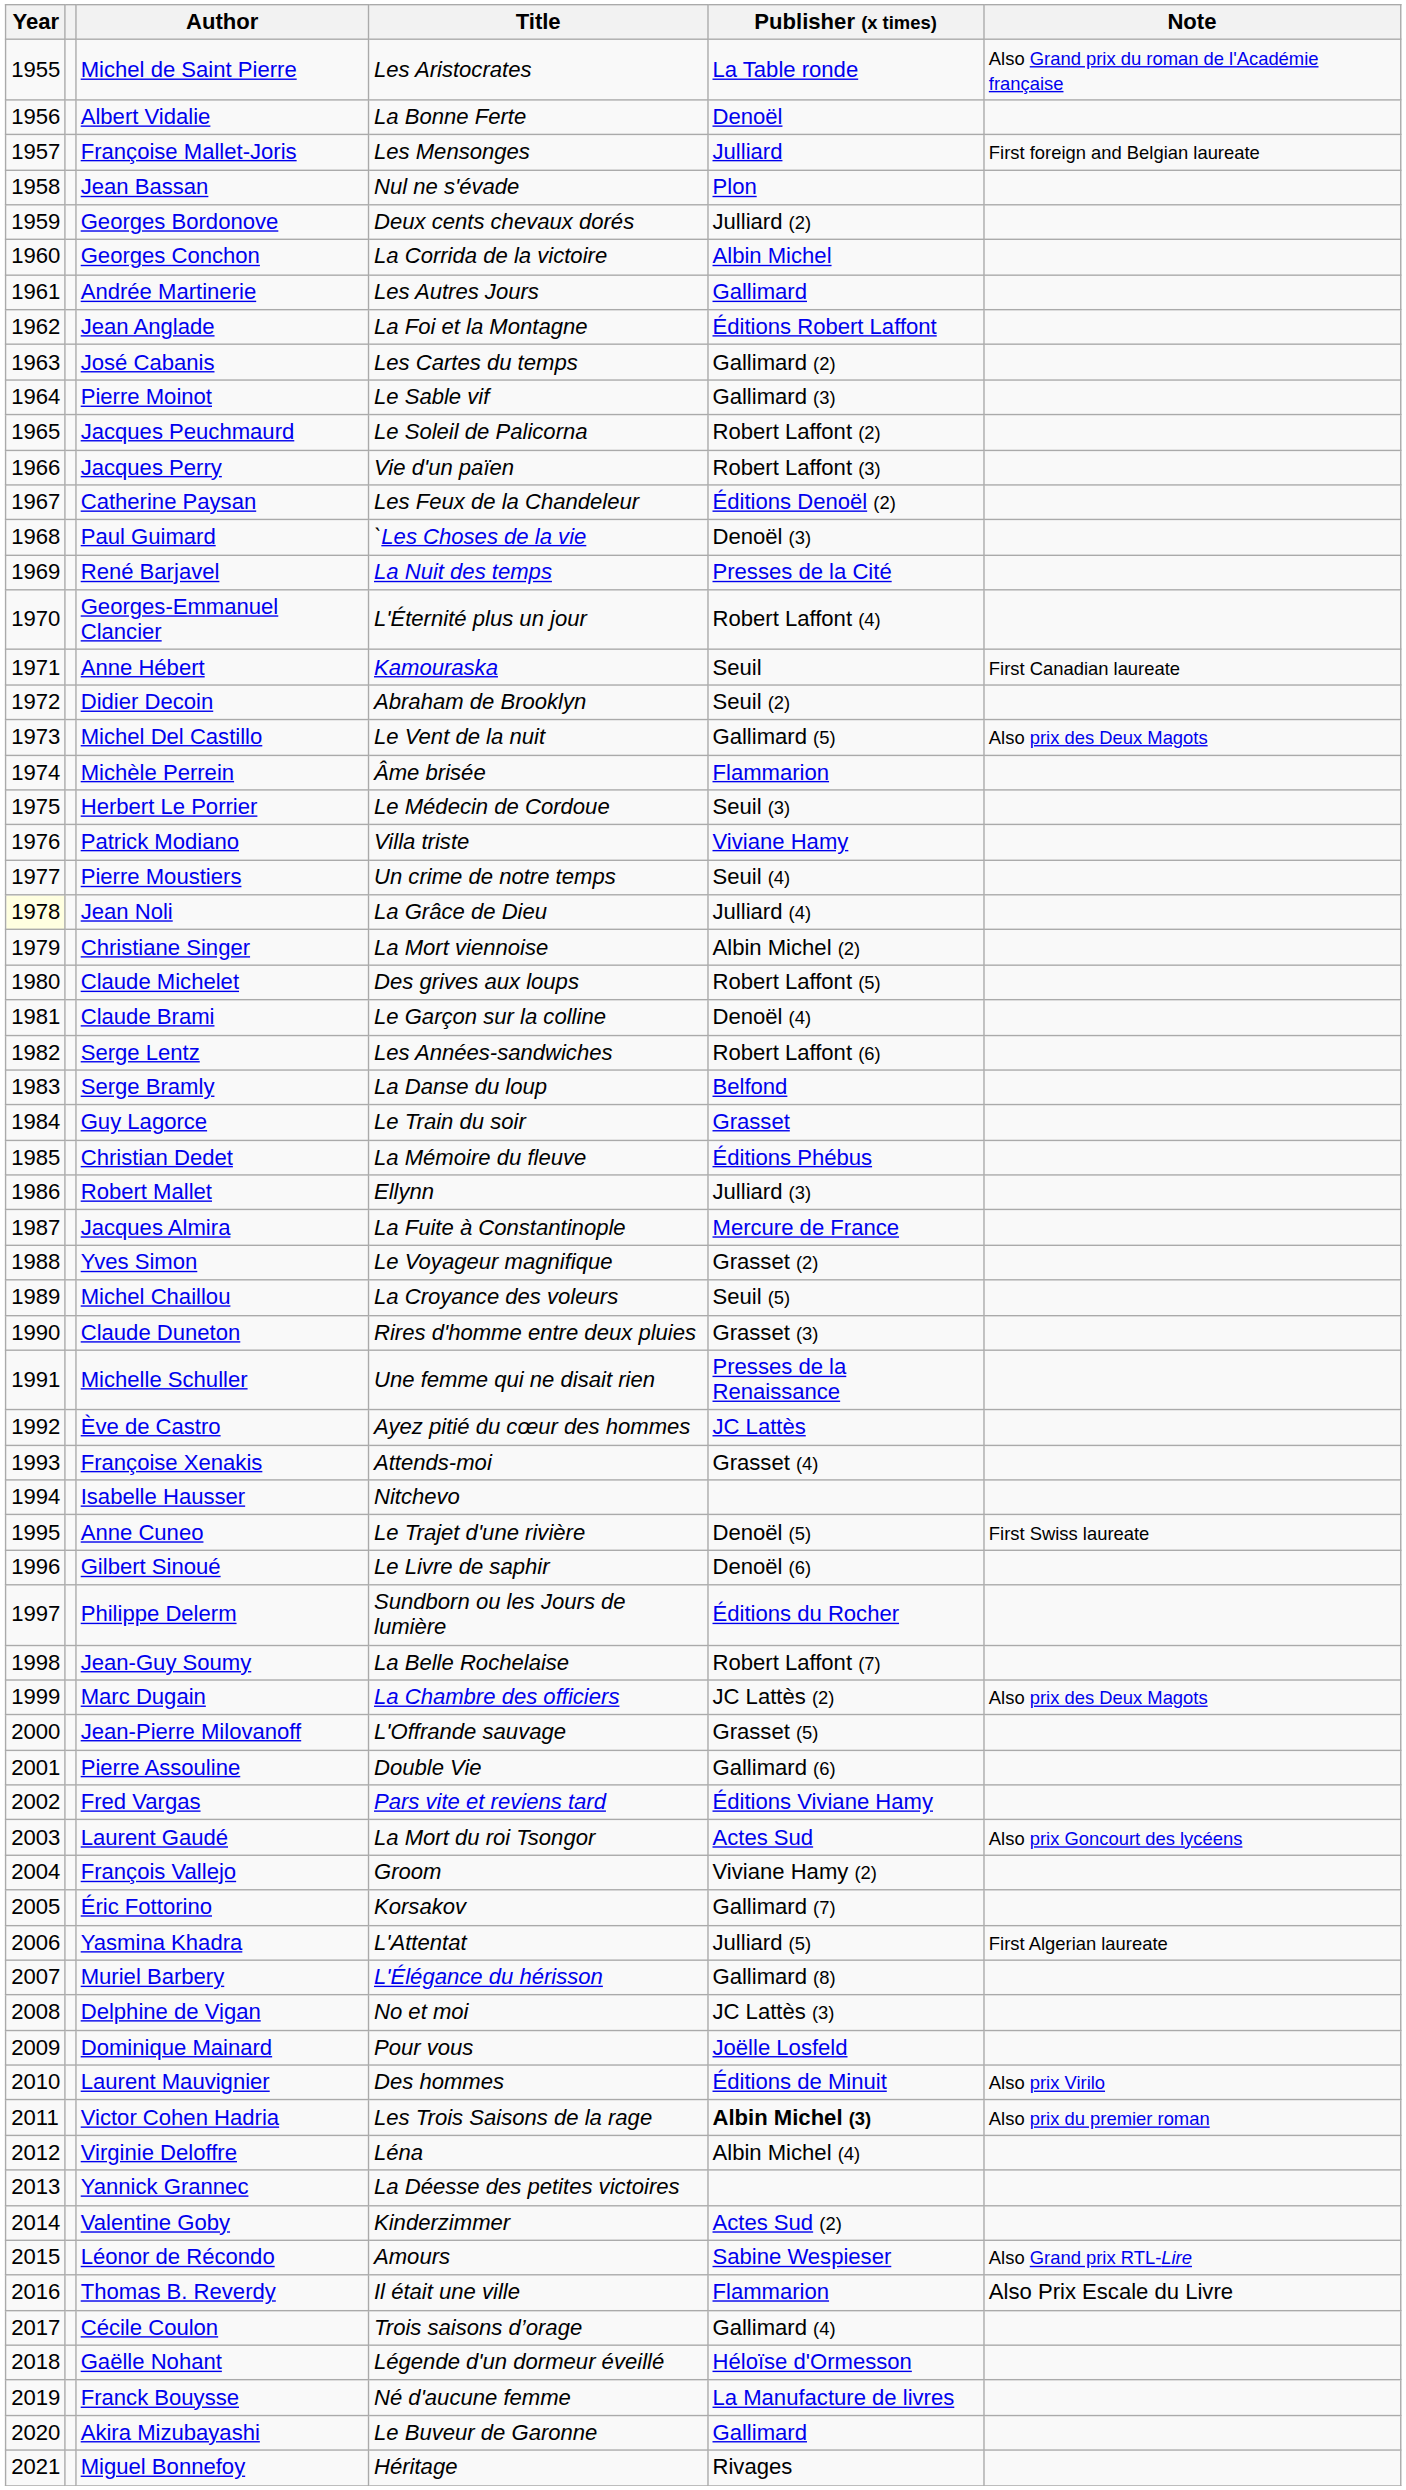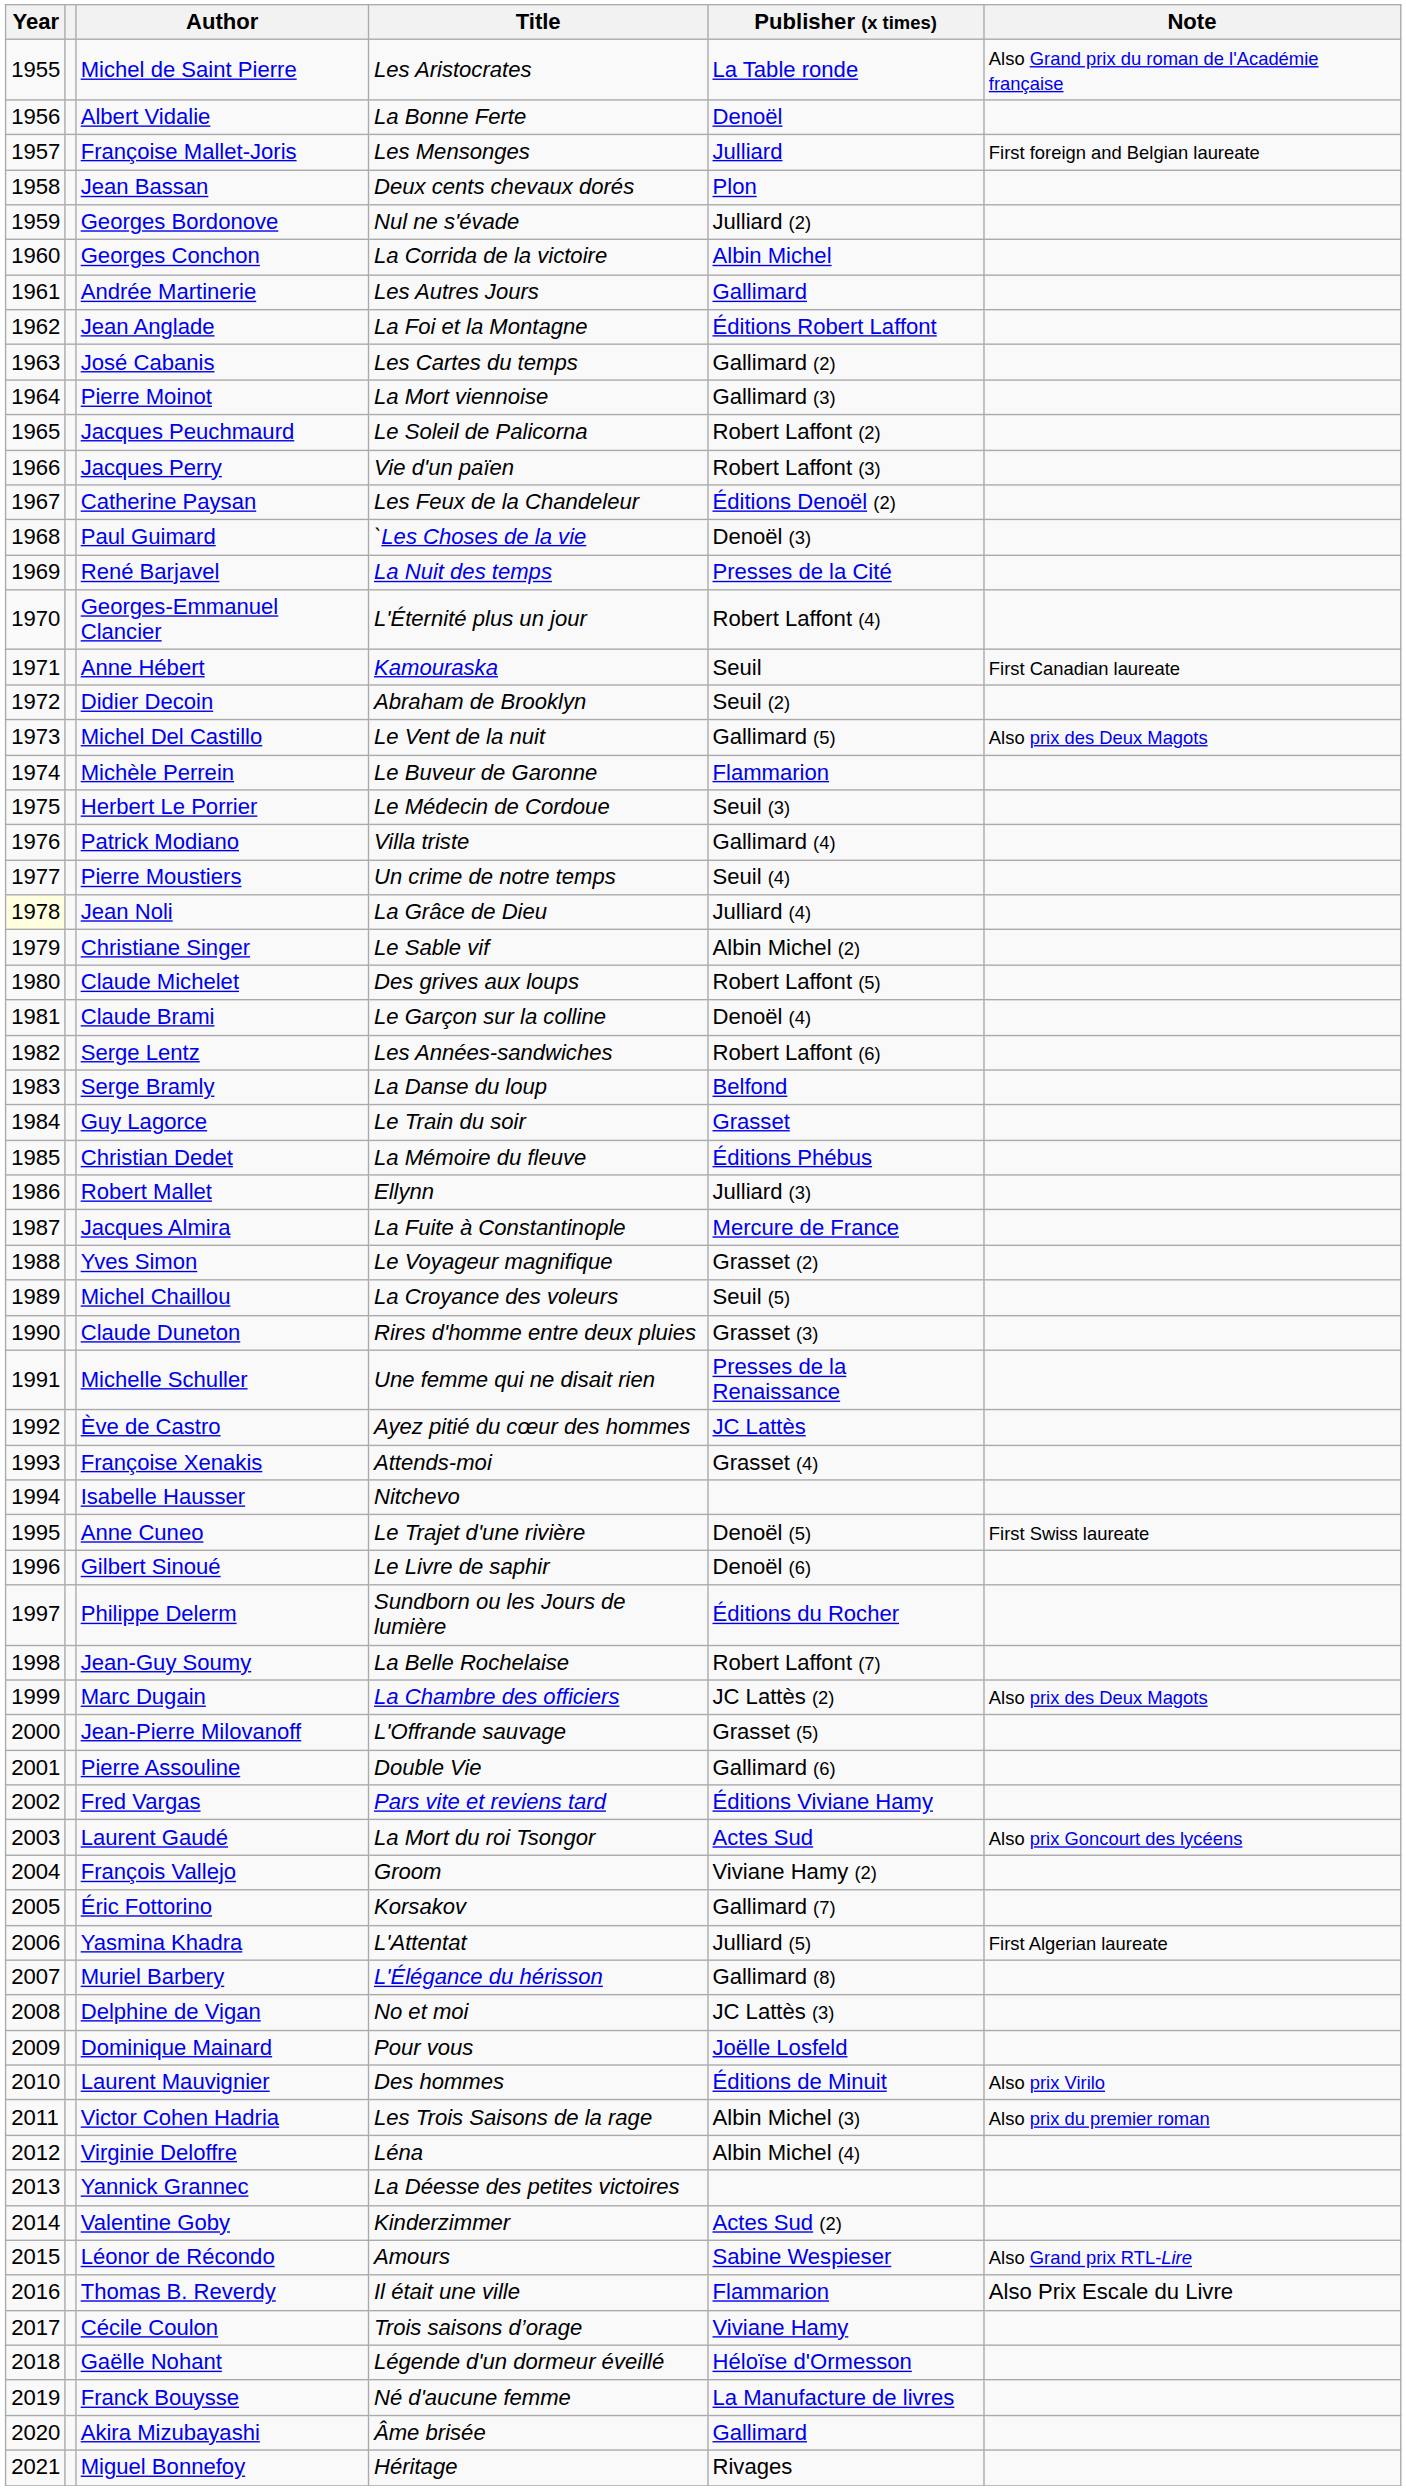(447, 186) Nul ne s'évade -> (504, 186) Deux cents chevaux dorés
(504, 221) Deux cents chevaux dorés -> (447, 221) Nul ne s'évade
(432, 397) Le Sable vif -> (461, 397) La Mort viennoise
(430, 772) Âme brisée -> (486, 772) Le Buveur de Garonne
(780, 842) Viviane Hamy -> (774, 842) Gallimard (4)
(461, 947) La Mort viennoise -> (432, 947) Le Sable vif
(792, 2117) bold -> (786, 2117) normal
(774, 2327) Gallimard (4) -> (780, 2327) Viviane Hamy
(486, 2432) Le Buveur de Garonne -> (430, 2432) Âme brisée
